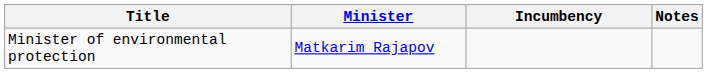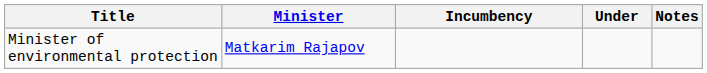+ column: (617, 16)
